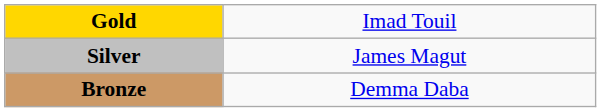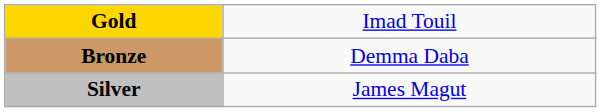rows swapped: (114, 55) <-> (114, 89)
